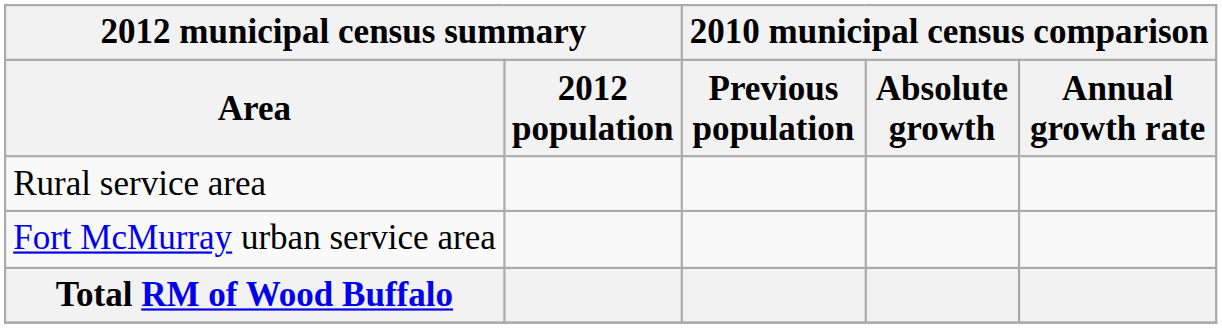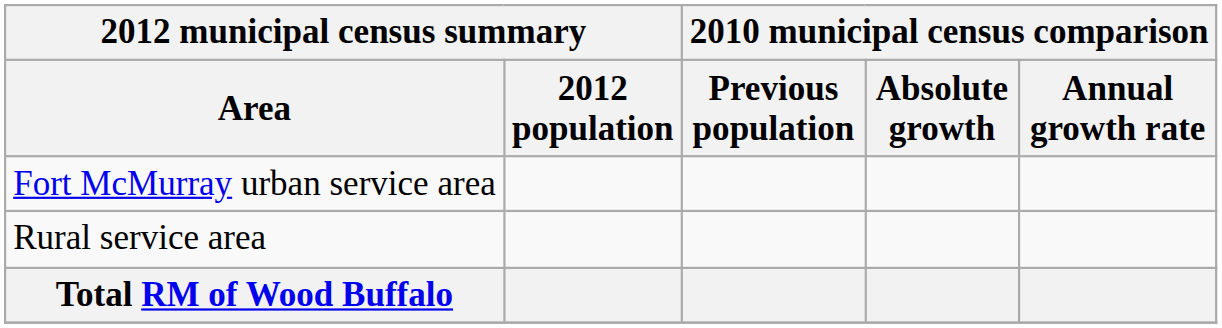rows swapped: (254, 238) <-> (140, 182)
